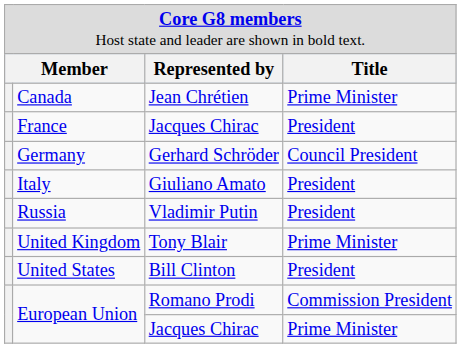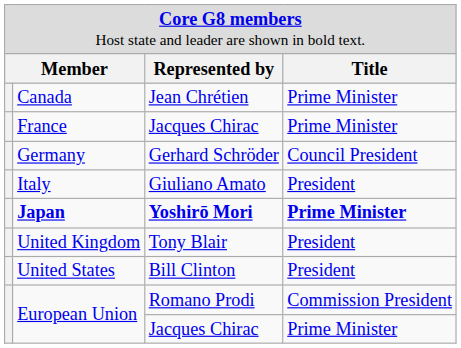(321, 126) President -> (342, 126) Prime Minister
+ row: (41, 213)
- row: (42, 213)
(342, 241) Prime Minister -> (321, 241) President
